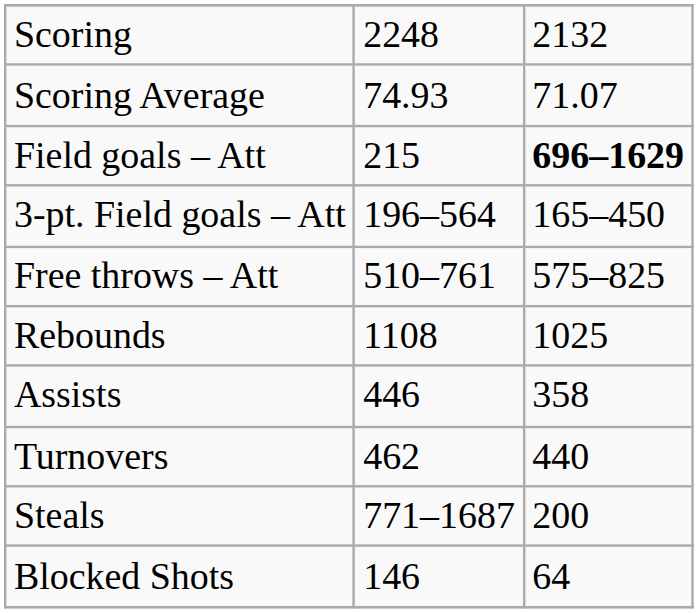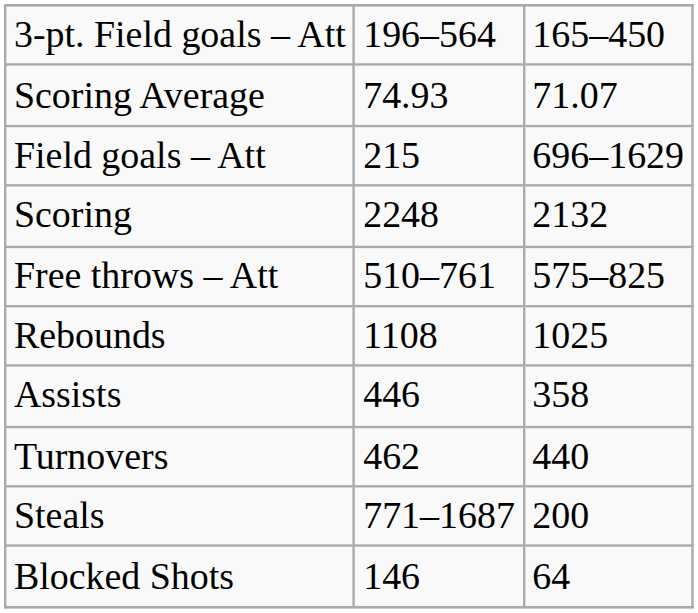rows swapped: (73, 34) <-> (180, 214)
(608, 154) bold -> (608, 154) normal
